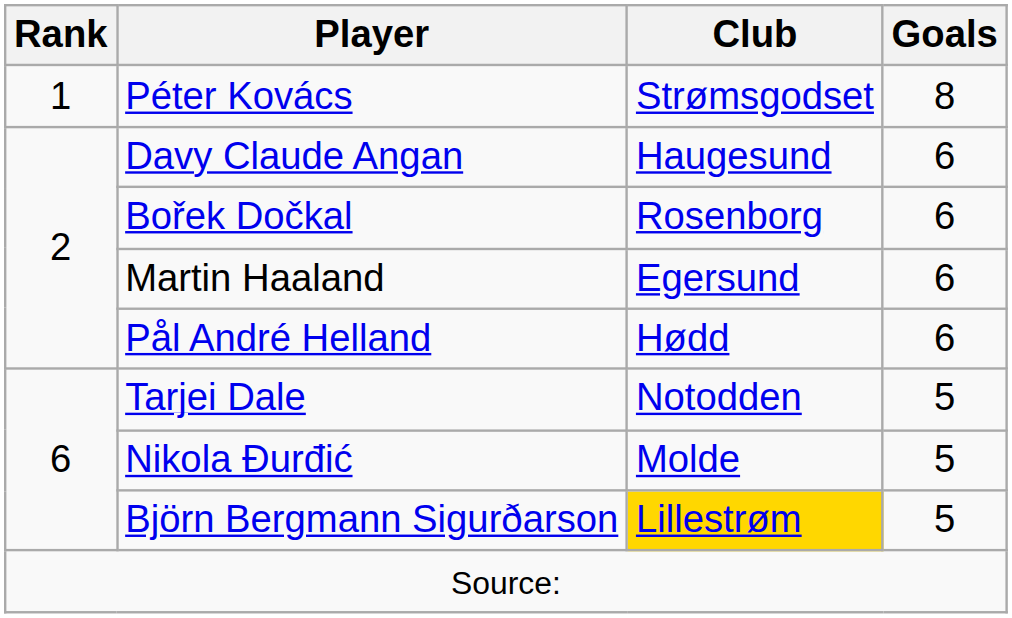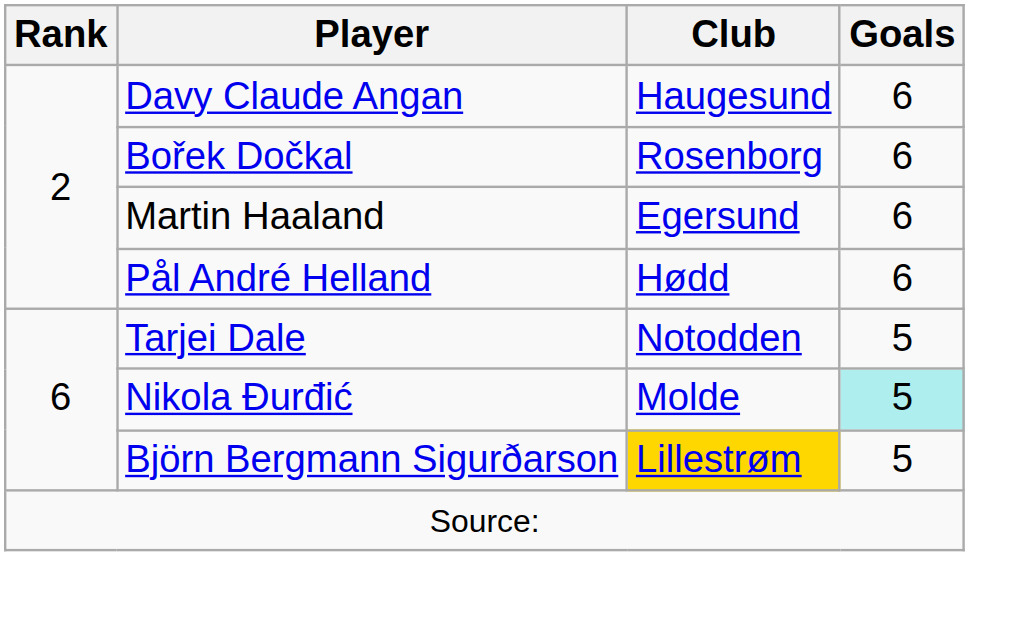- row: (239, 95)
(945, 459) no background -> (902, 398) paleturquoise background
